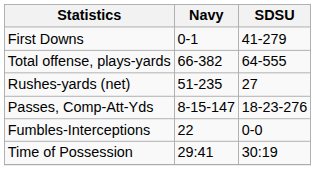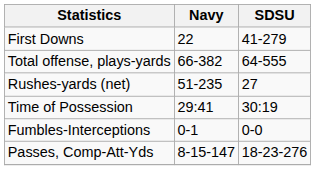(188, 38) 0-1 -> (185, 38) 22
rows swapped: (81, 107) <-> (70, 152)
(185, 130) 22 -> (188, 130) 0-1
